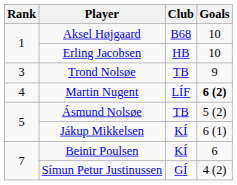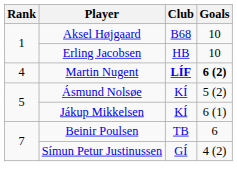- row: (102, 72)
(181, 92) normal -> (181, 72) bold
(181, 111) TB -> (181, 92) KÍ
(181, 151) KÍ -> (181, 131) TB
